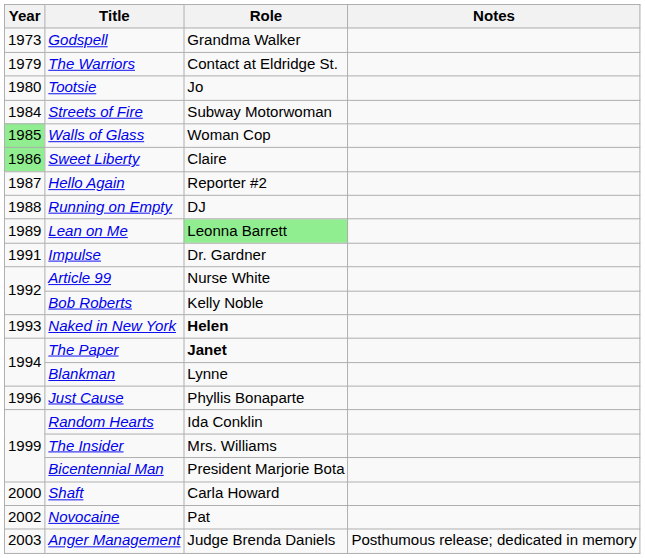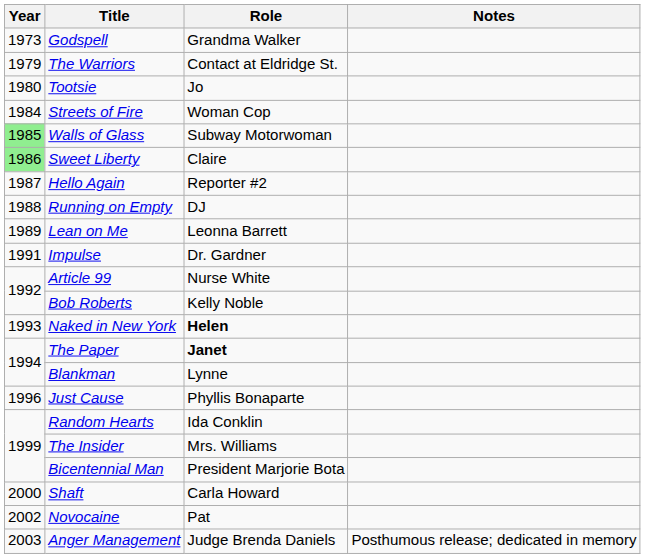(260, 111) Subway Motorwoman -> (229, 111) Woman Cop
(229, 135) Woman Cop -> (260, 135) Subway Motorwoman
(237, 231) lightgreen background -> (237, 231) no background
